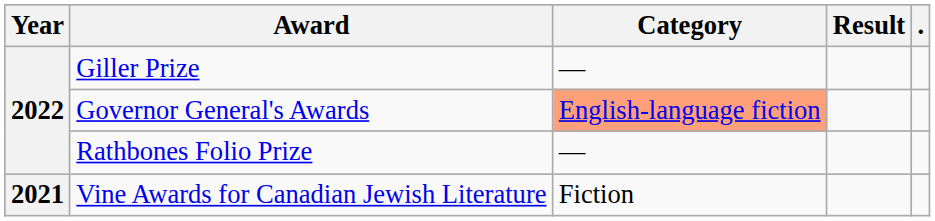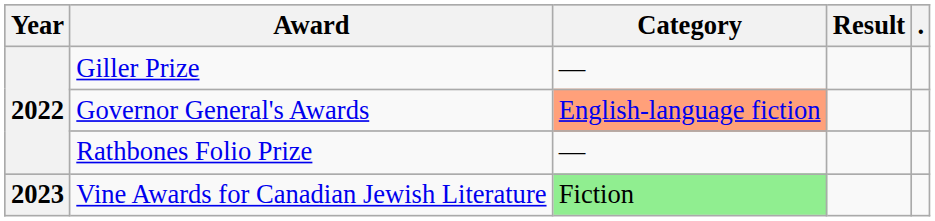(38, 194) 2021 -> (38, 194) 2023
(596, 194) no background -> (596, 194) lightgreen background
